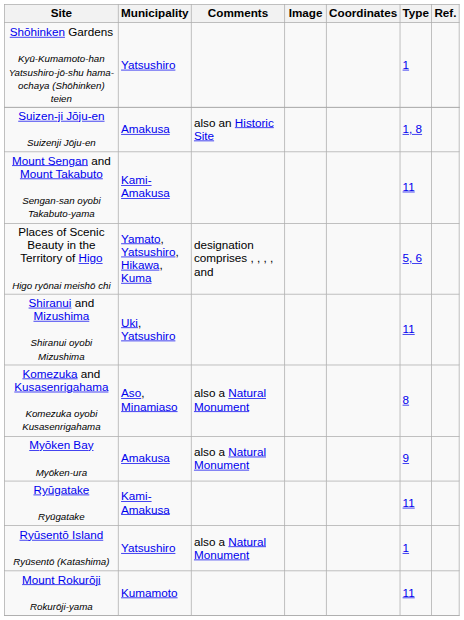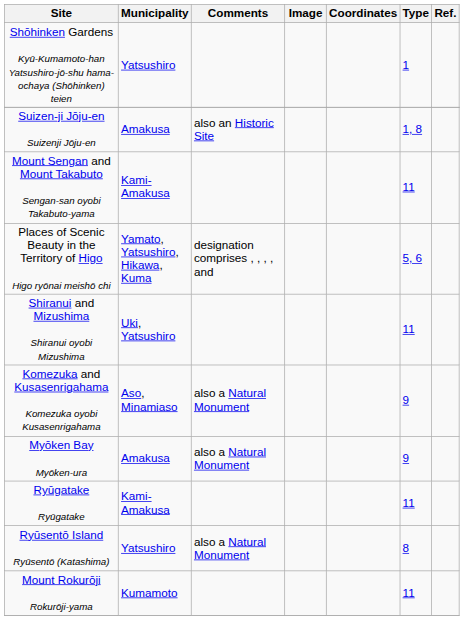(406, 400) 8 -> (406, 400) 9
(406, 548) 1 -> (406, 548) 8
